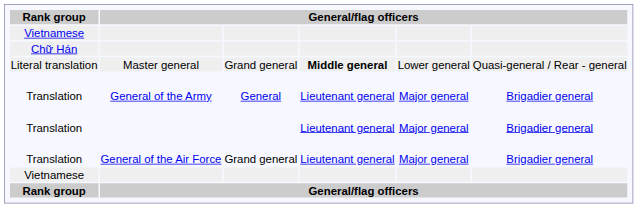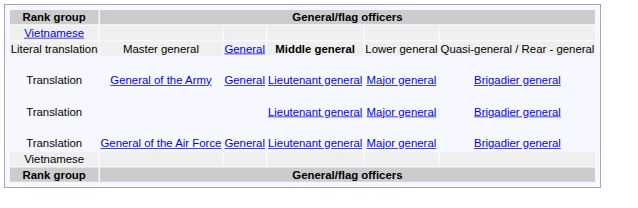- row: (54, 49)
(261, 64) Grand general -> (245, 49) General
(261, 159) Grand general -> (245, 143) General
